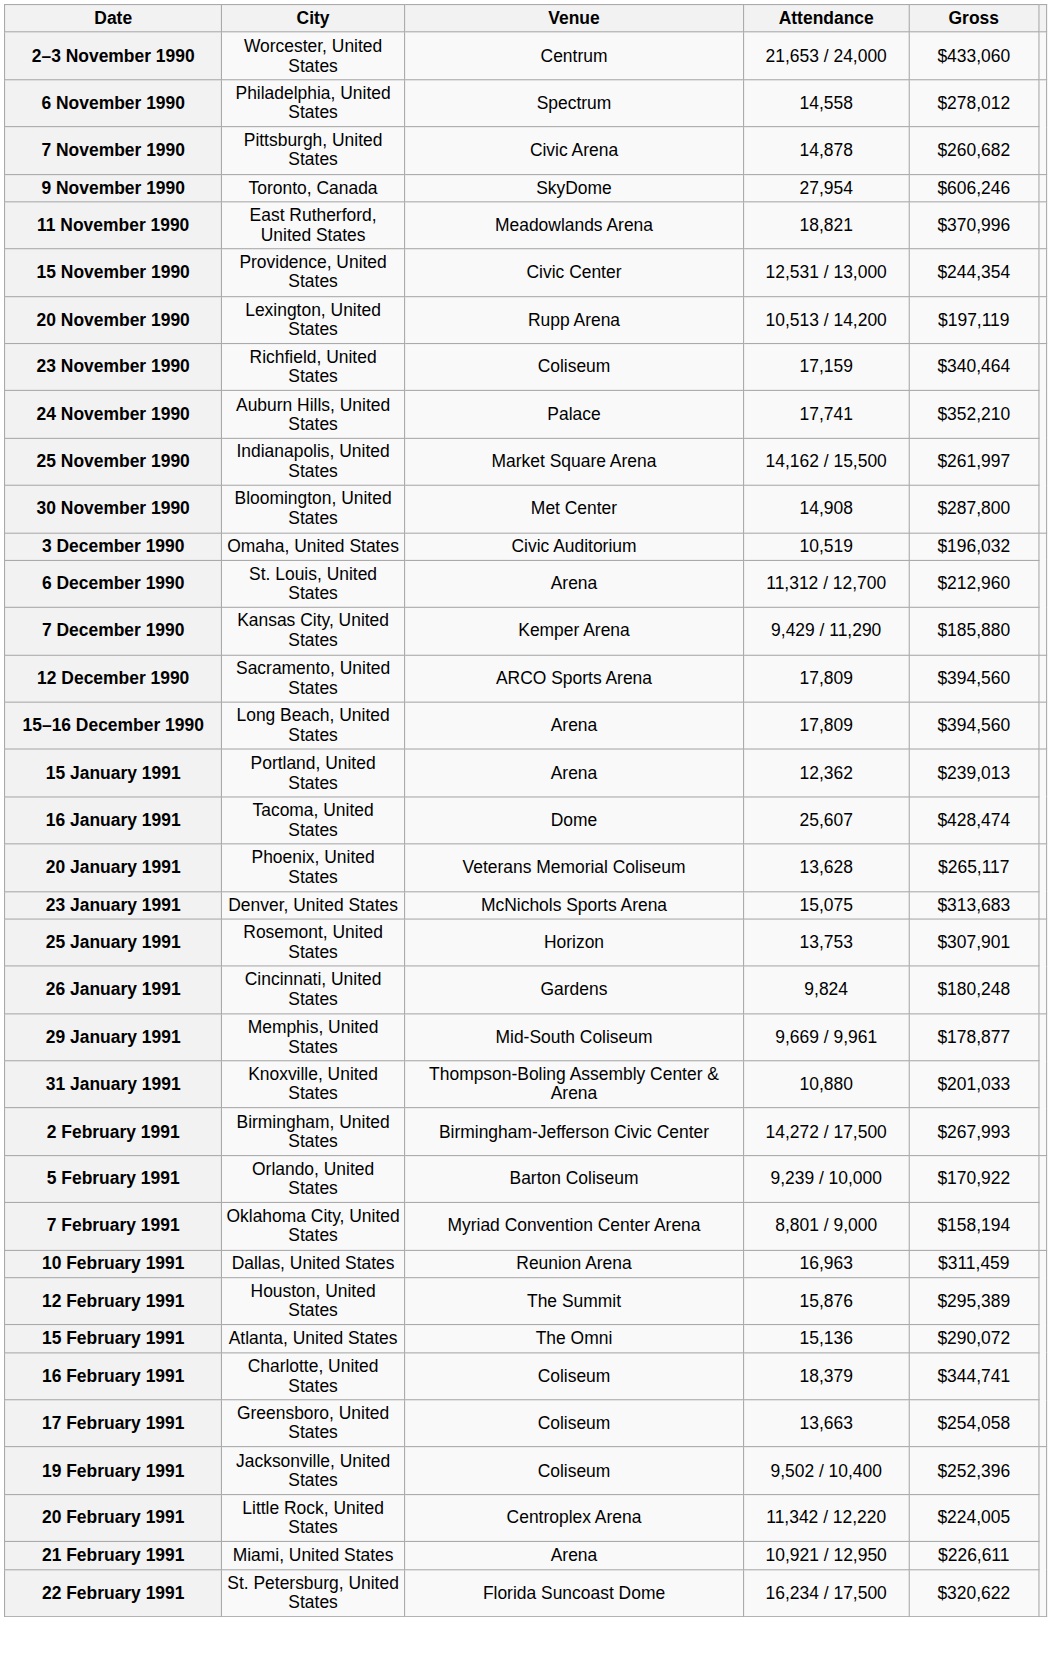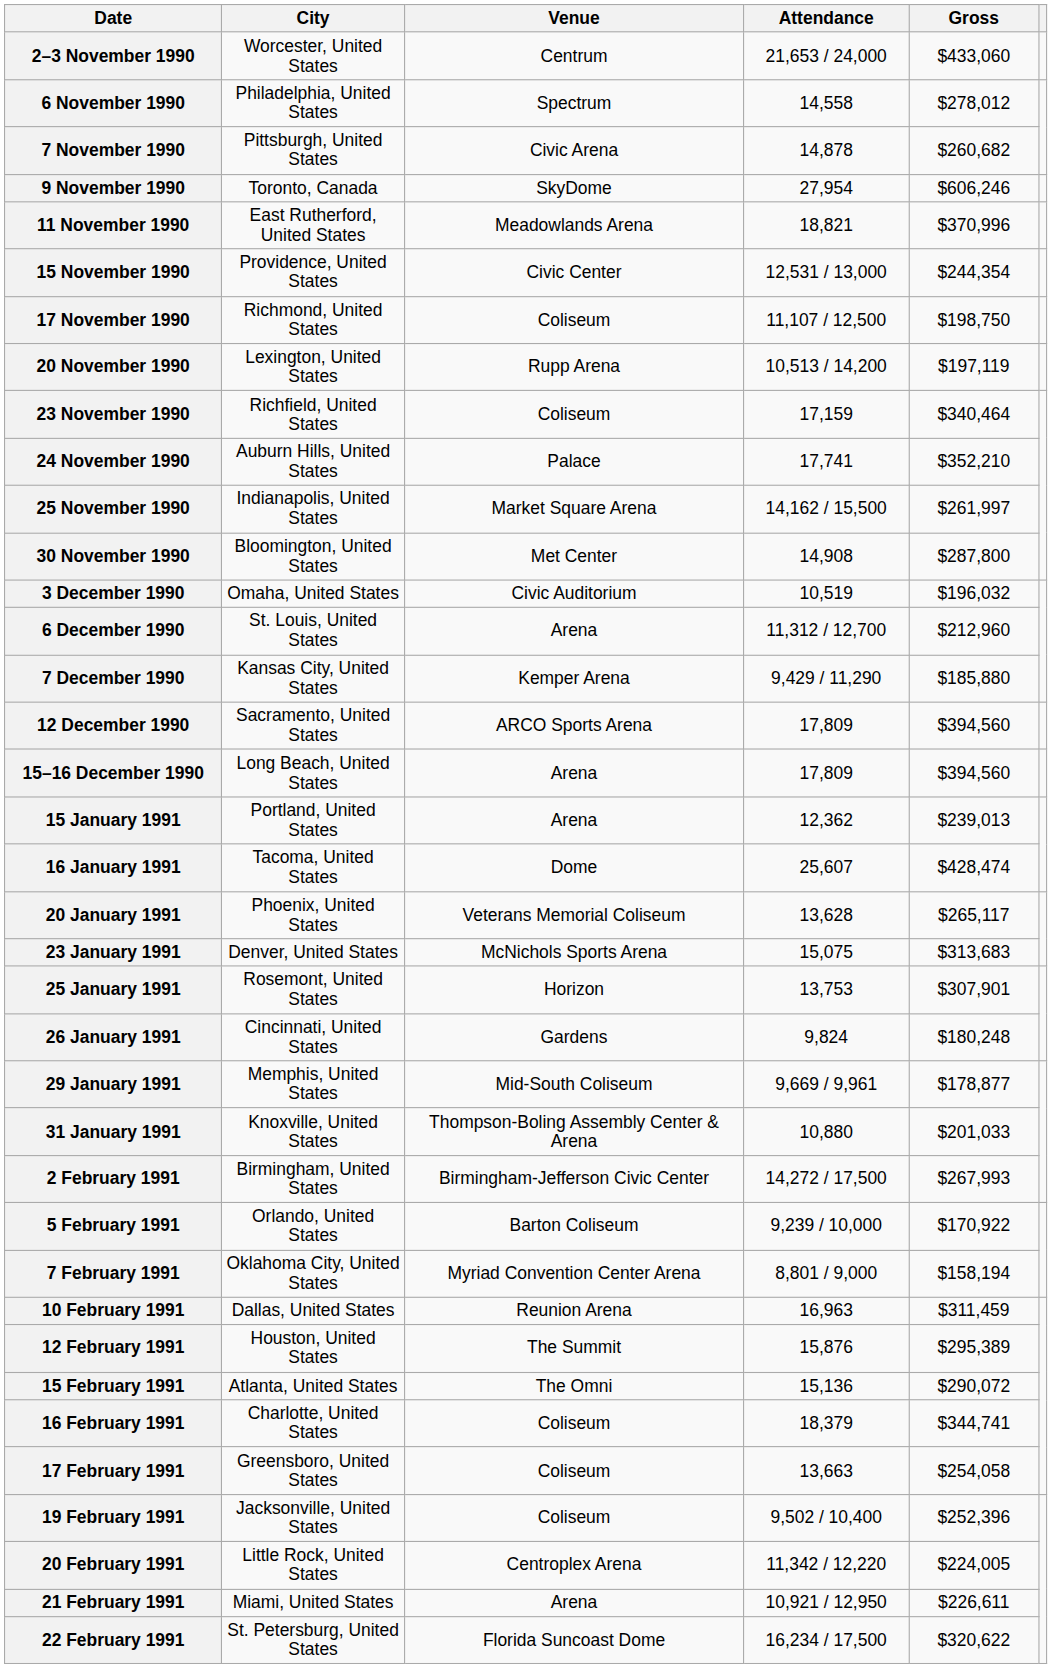+ row: (113, 319)
